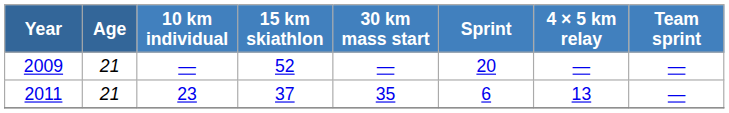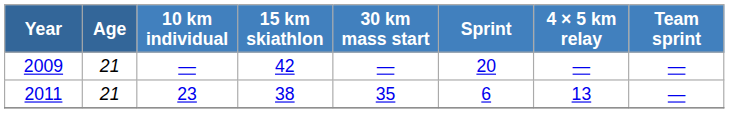(285, 66) 52 -> (285, 66) 42
(285, 94) 37 -> (285, 94) 38
